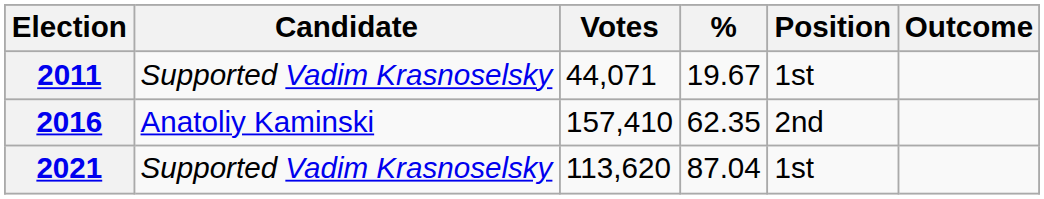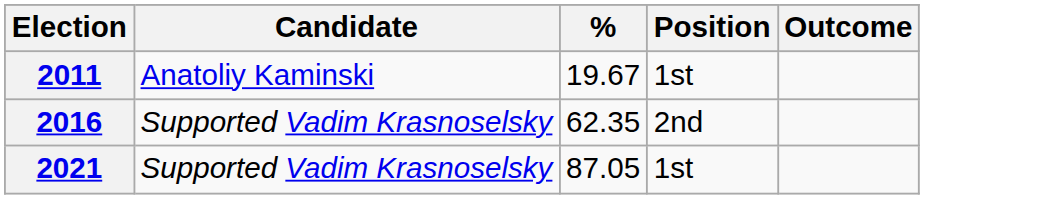- column: (620, 27)
(346, 74) Supported Vadim Krasnoselsky -> (257, 74) Anatoliy Kaminski
(257, 121) Anatoliy Kaminski -> (346, 121) Supported Vadim Krasnoselsky
(724, 168) 87.04 -> (603, 168) 87.05
